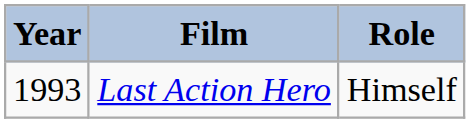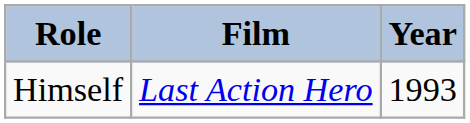columns swapped: (47, 32) <-> (402, 32)
